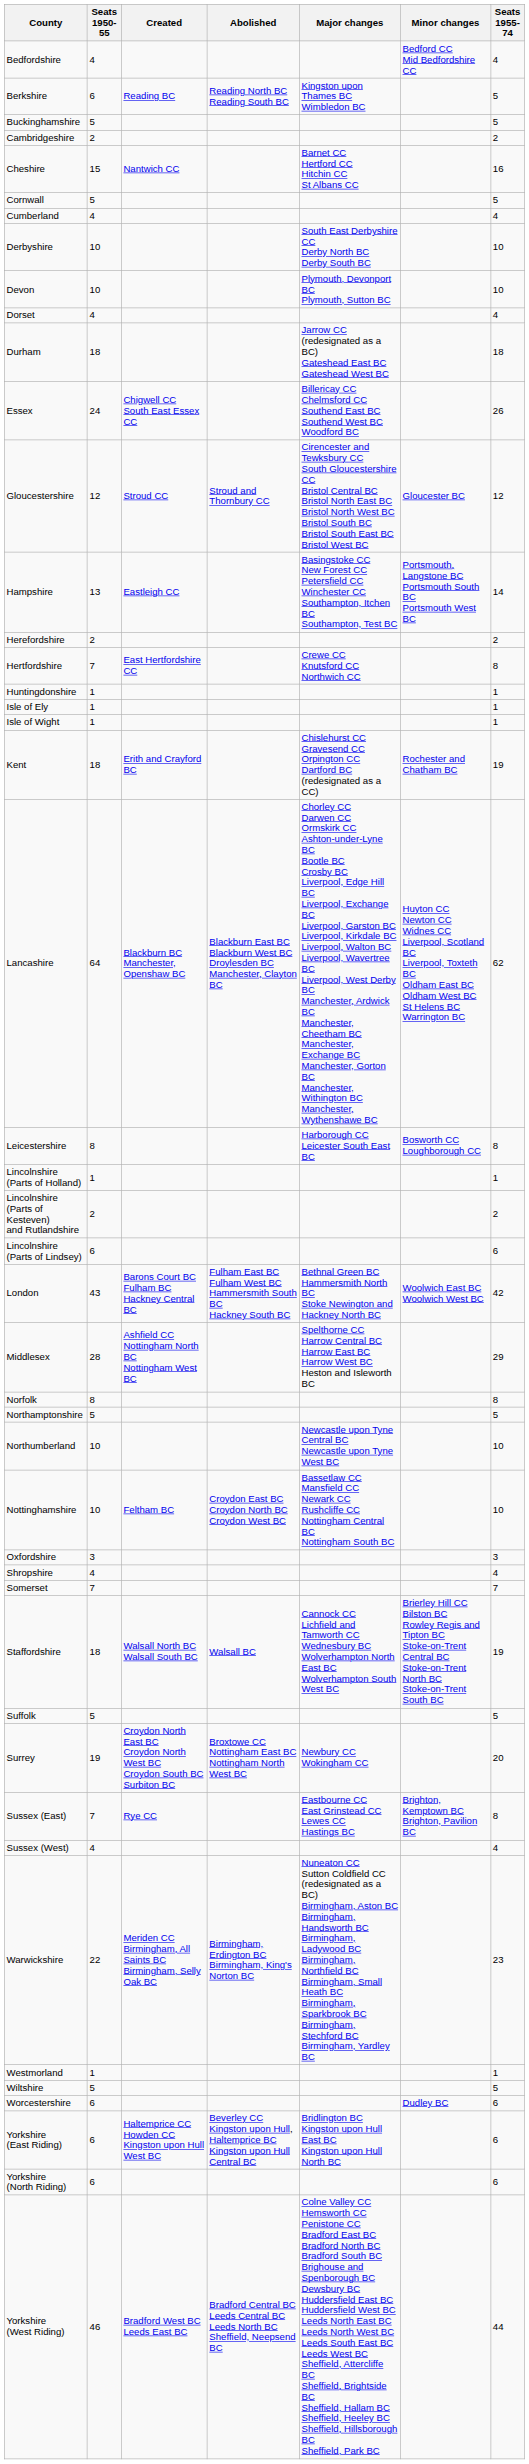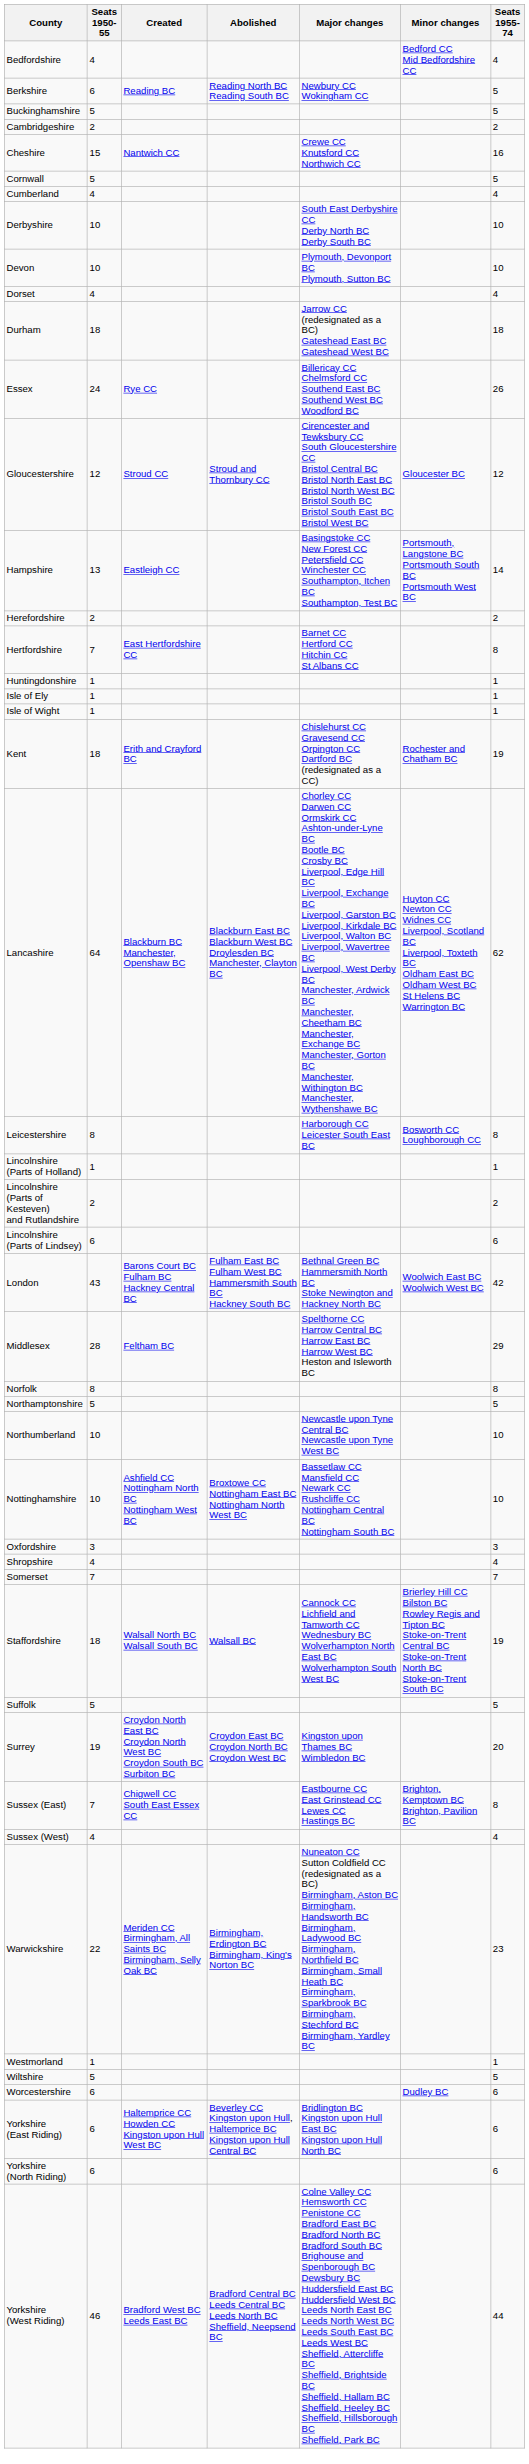(333, 96) Kingston upon Thames BC Wimbledon BC -> (335, 91) Newbury CC Wokingham CC
(330, 169) Barnet CC Hertford CC Hitchin CC St Albans CC -> (331, 153) Crewe CC Knutsford CC Northwich CC
(161, 410) Chigwell CC South East Essex CC -> (140, 389) Rye CC
(331, 666) Crewe CC Knutsford CC Northwich CC -> (330, 649) Barnet CC Hertford CC Hitchin CC St Albans CC
(161, 1357) Ashfield CC Nottingham North BC Nottingham West BC -> (149, 1346) Feltham BC
(149, 1510) Feltham BC -> (161, 1499) Ashfield CC Nottingham North BC Nottingham West BC
(249, 1510) Croydon East BC Croydon North BC Croydon West BC -> (253, 1499) Broxtowe CC Nottingham East BC Nottingham North West BC
(253, 1758) Broxtowe CC Nottingham East BC Nottingham North West BC -> (249, 1747) Croydon East BC Croydon North BC Croydon West BC
(335, 1758) Newbury CC Wokingham CC -> (333, 1747) Kingston upon Thames BC Wimbledon BC
(140, 1816) Rye CC -> (161, 1805) Chigwell CC South East Essex CC
